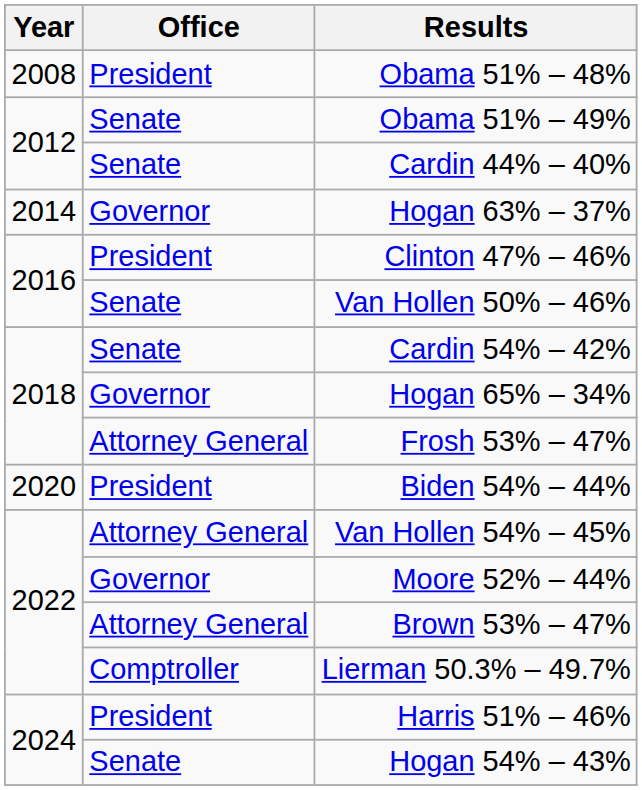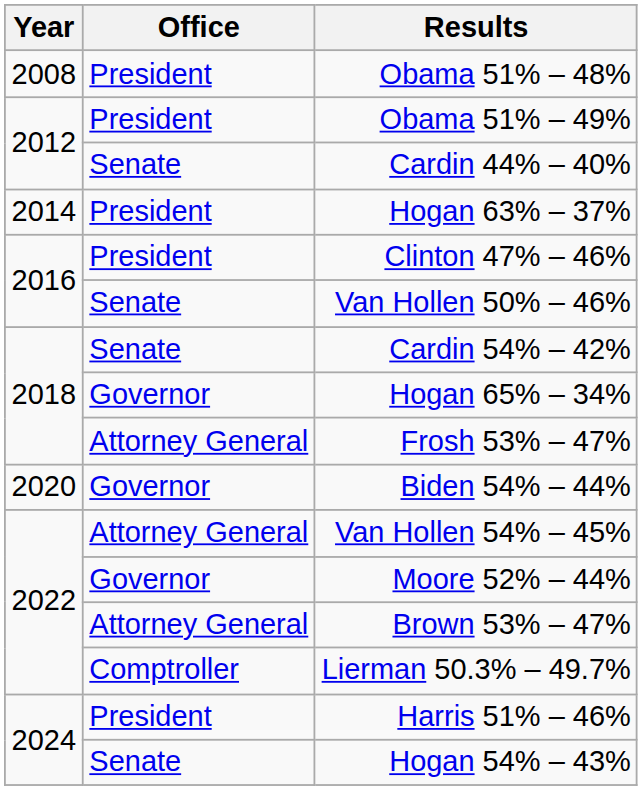(135, 119) Senate -> (151, 119) President
(150, 211) Governor -> (151, 211) President
(151, 486) President -> (150, 486) Governor
